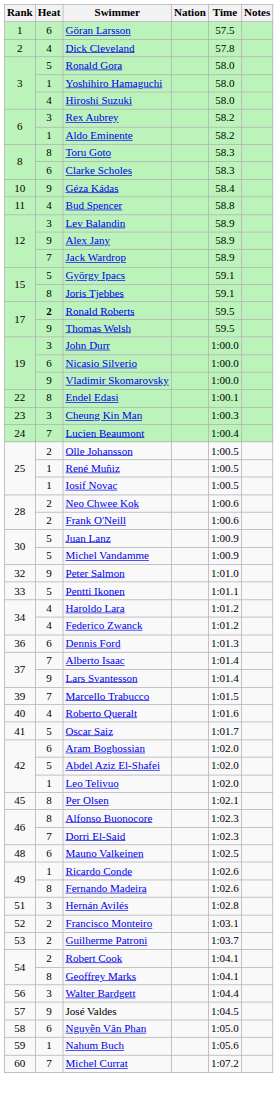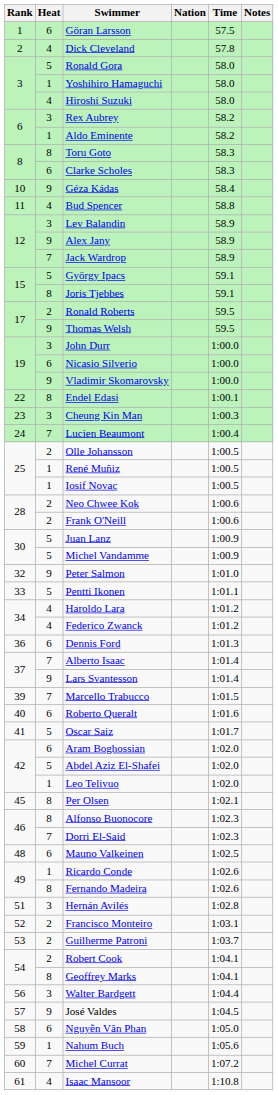(49, 310) bold -> (49, 310) normal
(49, 713) 4 -> (49, 713) 6
+ row: (98, 1081)
